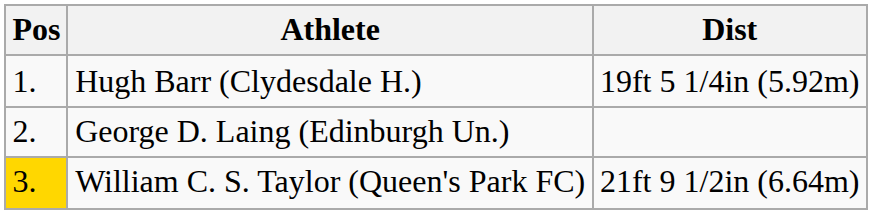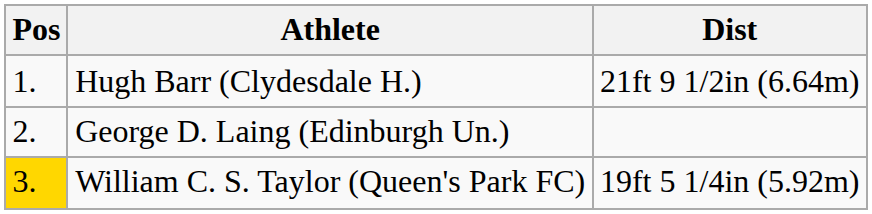(730, 80) 19ft 5 1/4in (5.92m) -> (730, 80) 21ft 9 1/2in (6.64m)
(730, 182) 21ft 9 1/2in (6.64m) -> (730, 182) 19ft 5 1/4in (5.92m)
